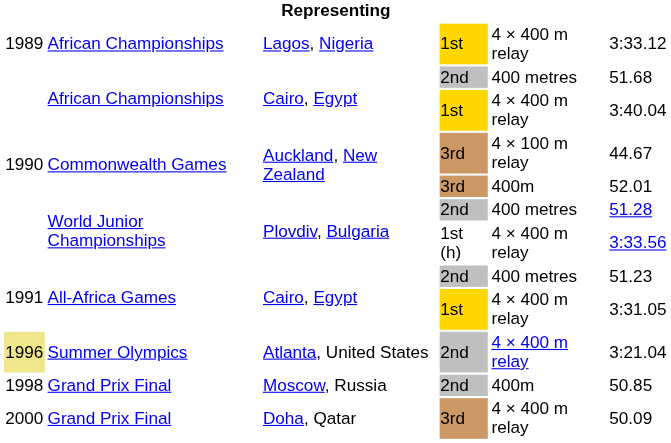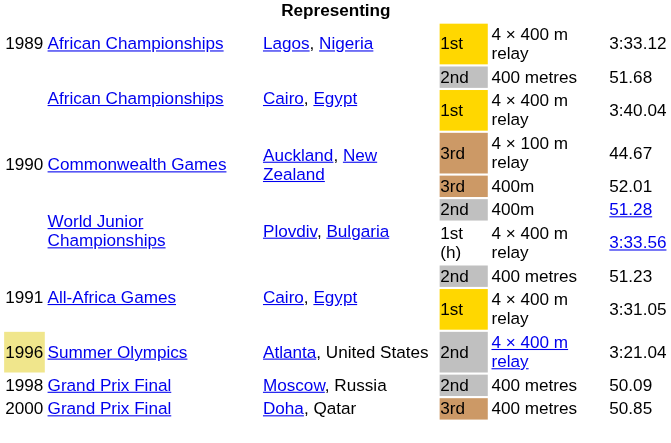(534, 209) 400 metres -> (513, 209) 400m
(513, 385) 400m -> (534, 385) 400 metres
(631, 385) 50.85 -> (631, 385) 50.09
(530, 418) 4 × 400 m relay -> (534, 408) 400 metres
(631, 418) 50.09 -> (631, 408) 50.85
